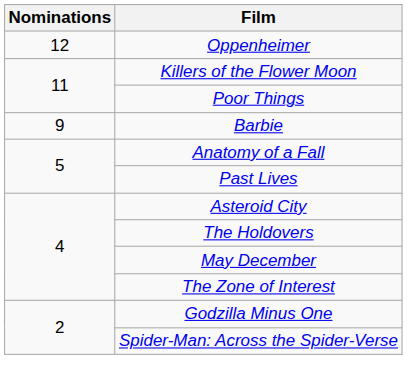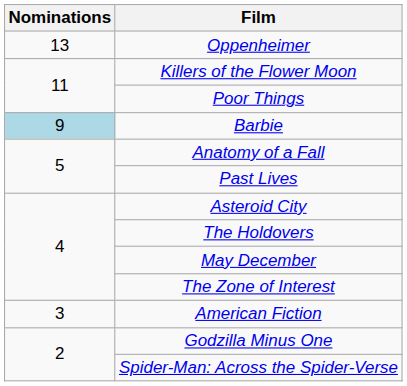(60, 44) 12 -> (60, 44) 13
(60, 125) no background -> (60, 125) lightblue background
+ row: (258, 313)
